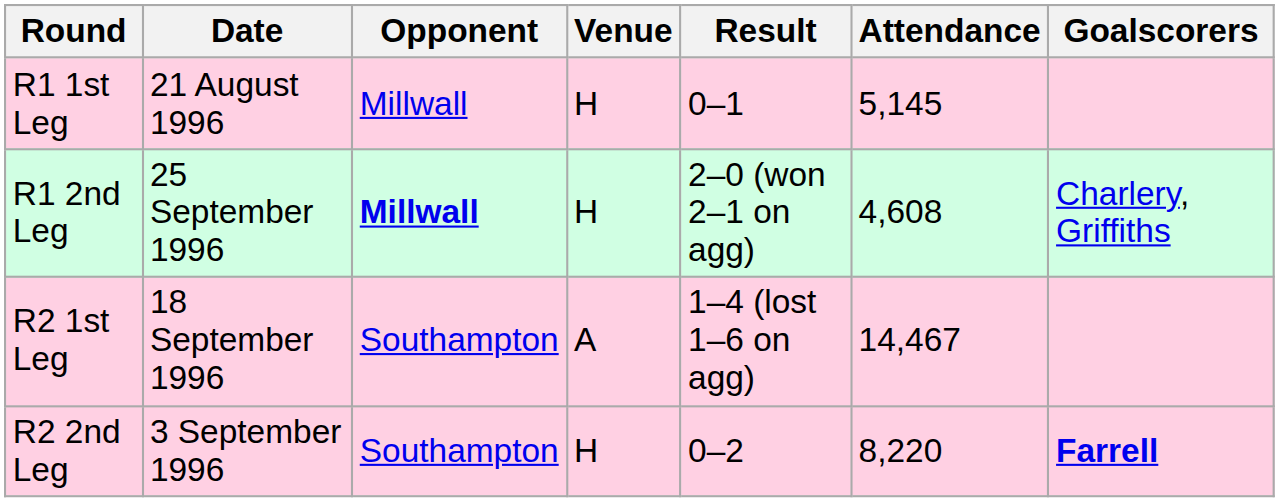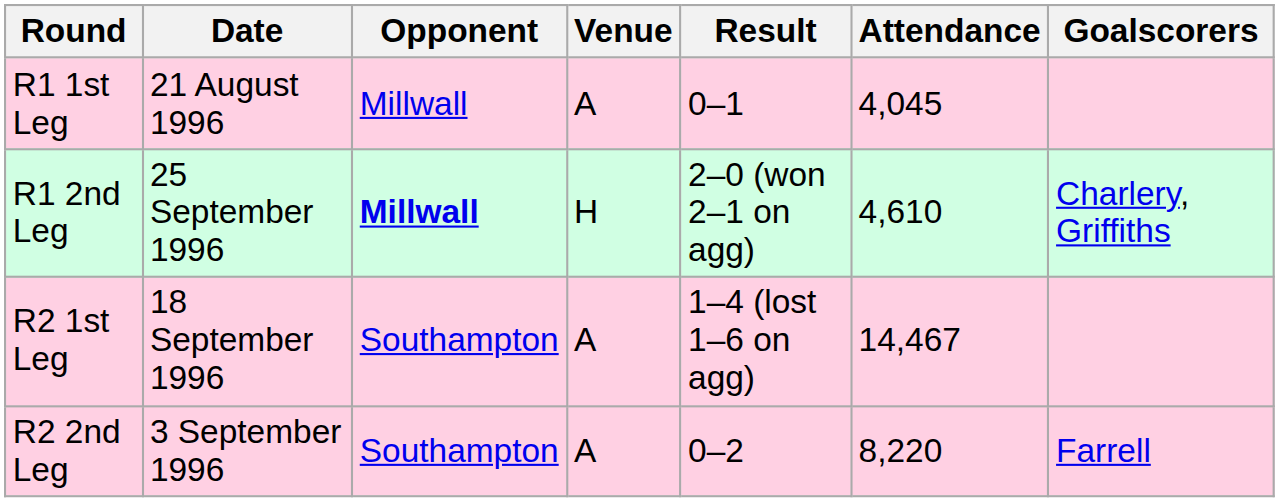(586, 102) H -> (585, 102) A
(900, 102) 5,145 -> (900, 102) 4,045
(900, 212) 4,608 -> (900, 212) 4,610
(586, 450) H -> (585, 450) A
(1107, 450) bold -> (1103, 450) normal
